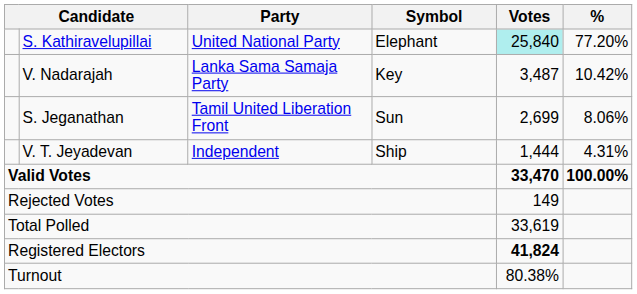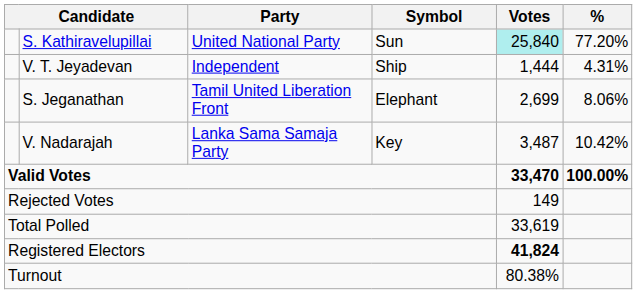(406, 41) Elephant -> (389, 41) Sun
rows swapped: (68, 75) <-> (77, 151)
(389, 117) Sun -> (406, 100) Elephant
